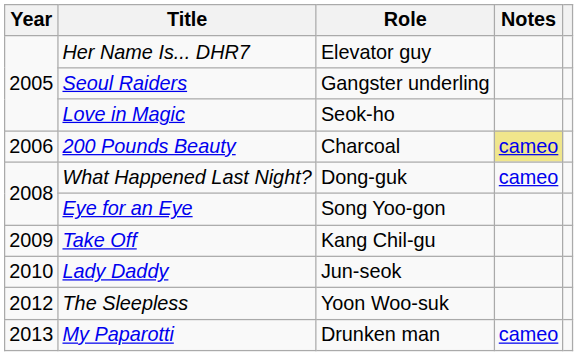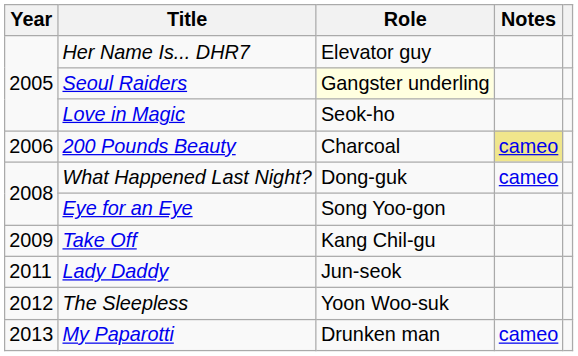(405, 83) no background -> (405, 83) lightyellow background
(31, 271) 2010 -> (31, 271) 2011
